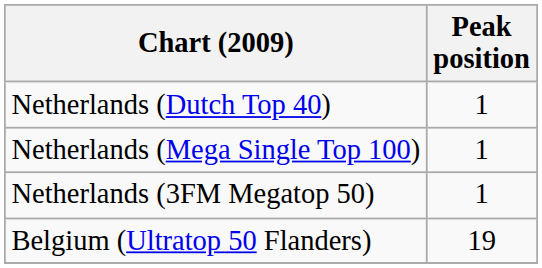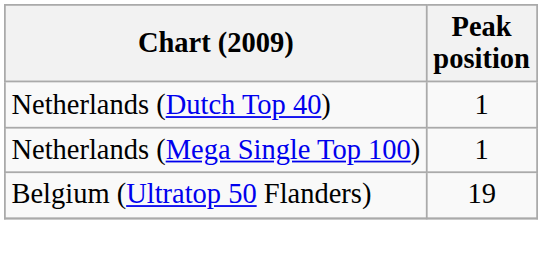- row: (193, 194)
